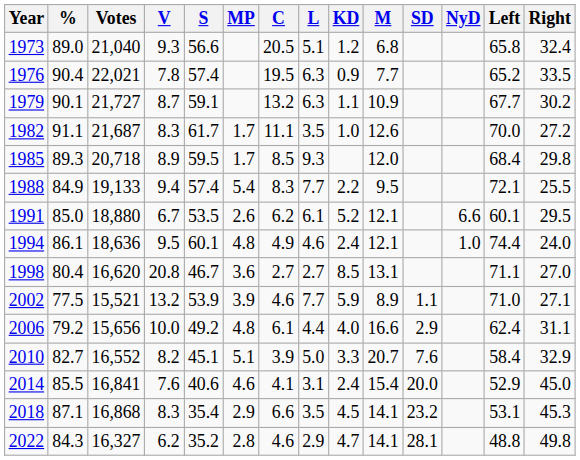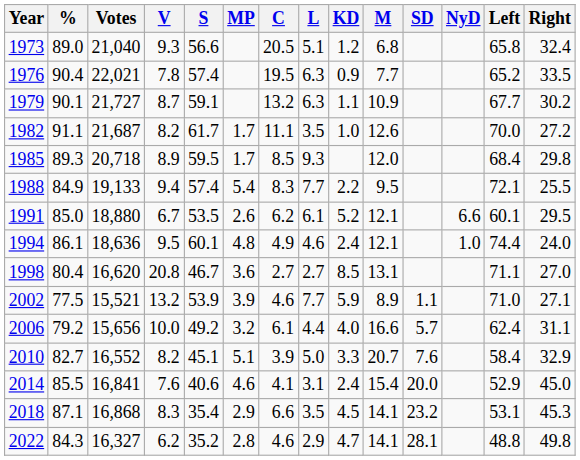(169, 131) 8.3 -> (169, 131) 8.2
(244, 328) 4.8 -> (244, 328) 3.2
(427, 328) 2.9 -> (427, 328) 5.7
